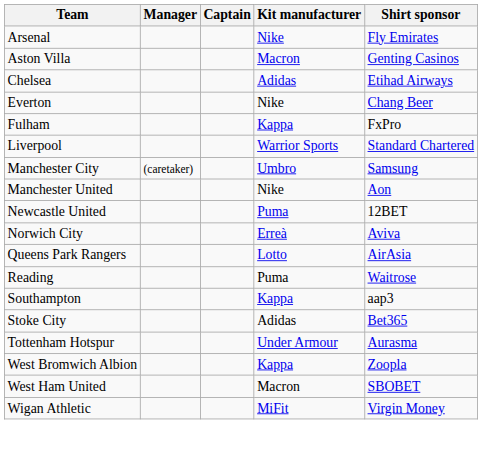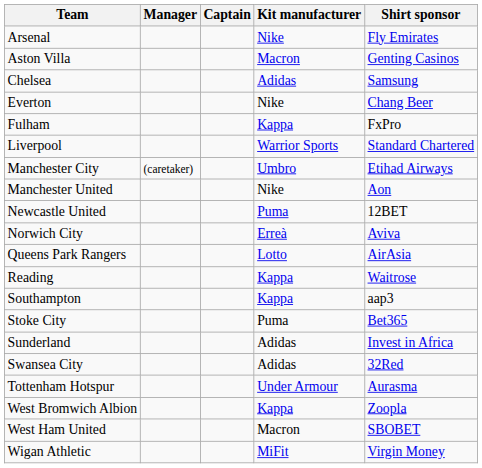(410, 80) Etihad Airways -> (393, 80) Samsung
(393, 168) Samsung -> (410, 168) Etihad Airways
(273, 277) Puma -> (275, 277) Kappa
(277, 320) Adidas -> (273, 320) Puma
+ row: (39, 342)
+ row: (45, 364)
